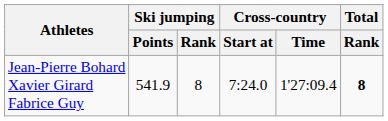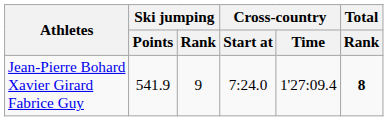(198, 85) 8 -> (198, 85) 9
